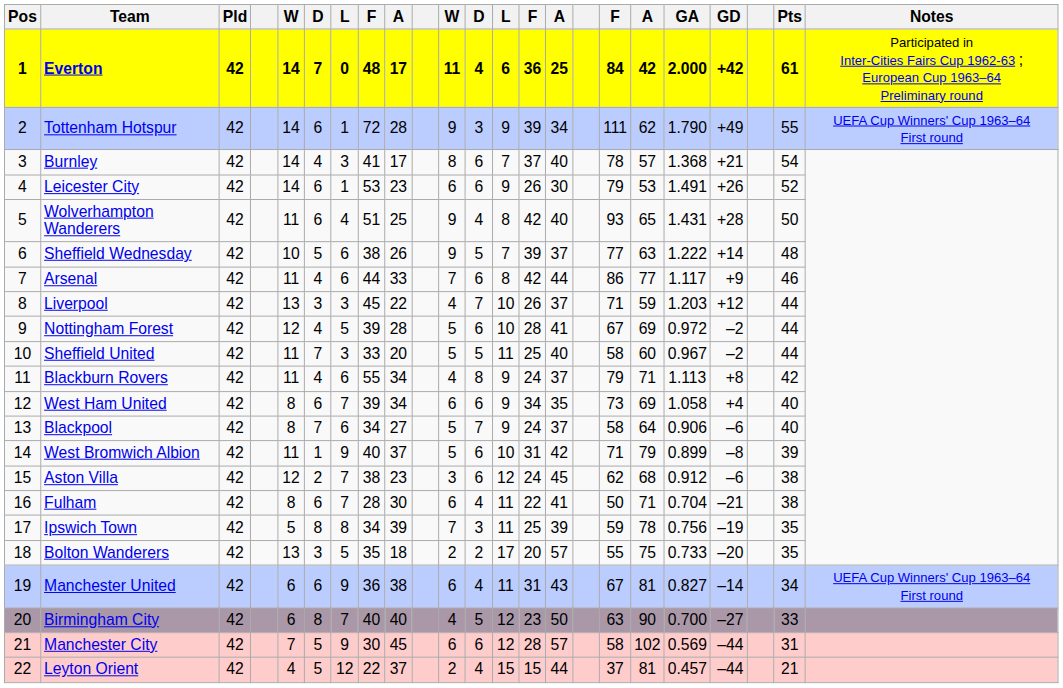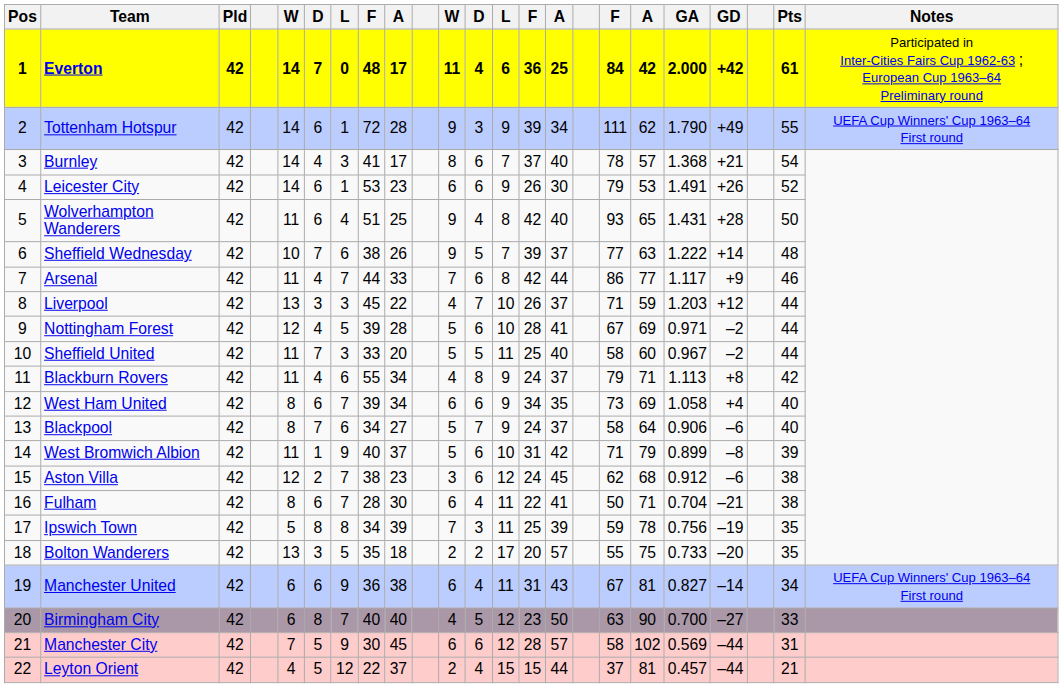(318, 254) 5 -> (318, 254) 7
(345, 279) 6 -> (345, 279) 7
(687, 328) 0.972 -> (687, 328) 0.971
